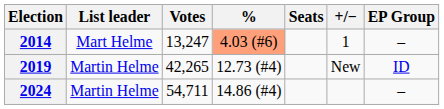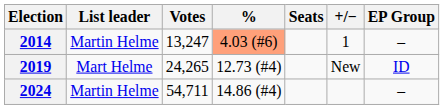(114, 41) Mart Helme -> (114, 41) Martin Helme
(114, 66) Martin Helme -> (114, 66) Mart Helme
(187, 66) 42,265 -> (187, 66) 24,265
